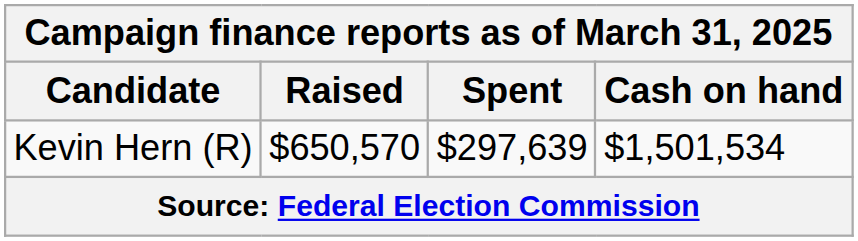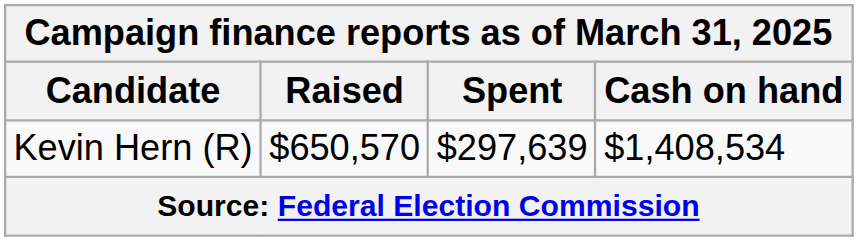(695, 147) $1,501,534 -> (695, 147) $1,408,534
